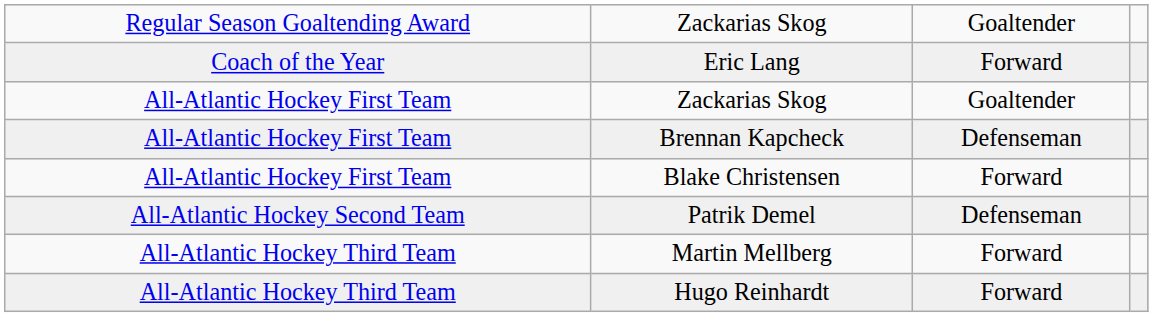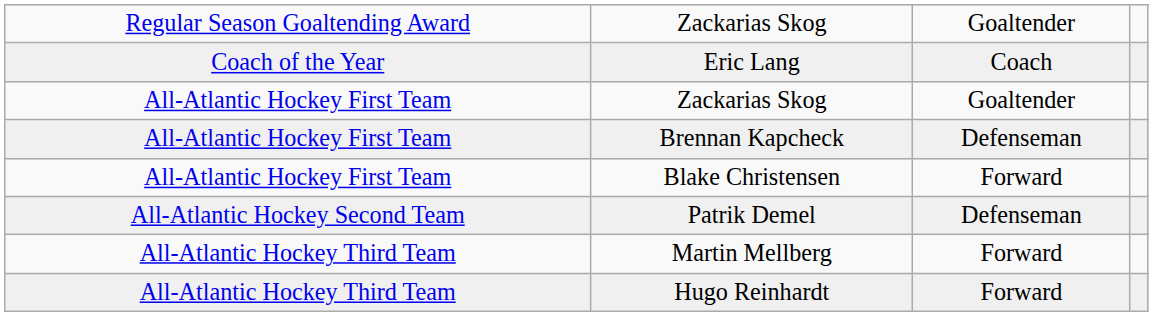(1021, 61) Forward -> (1021, 61) Coach
